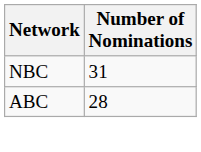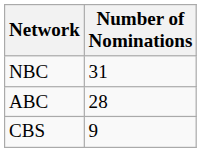+ row: (27, 131)
